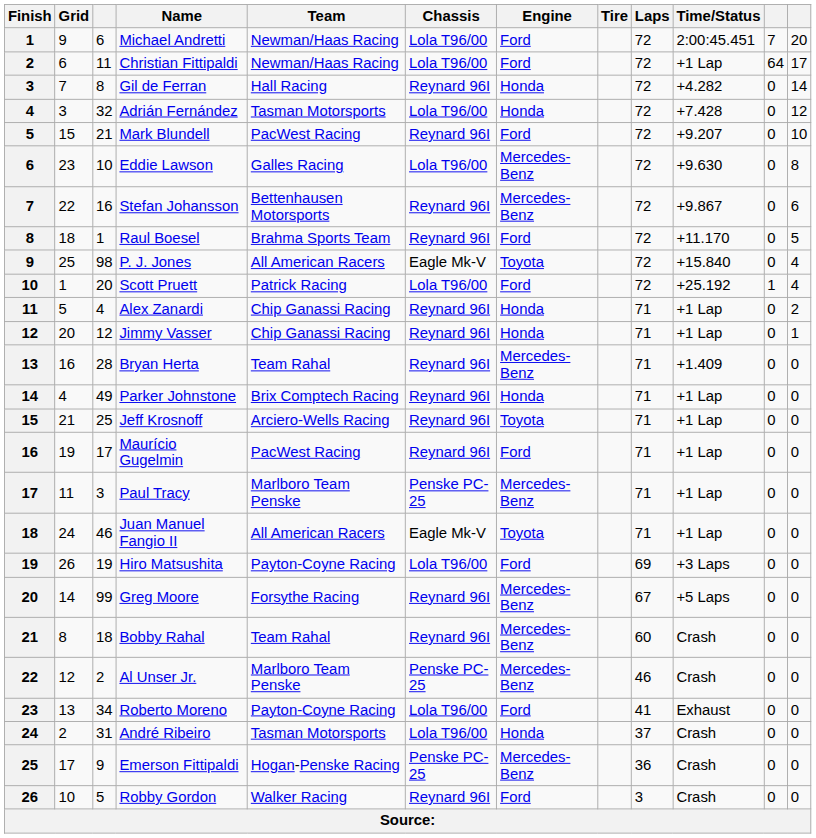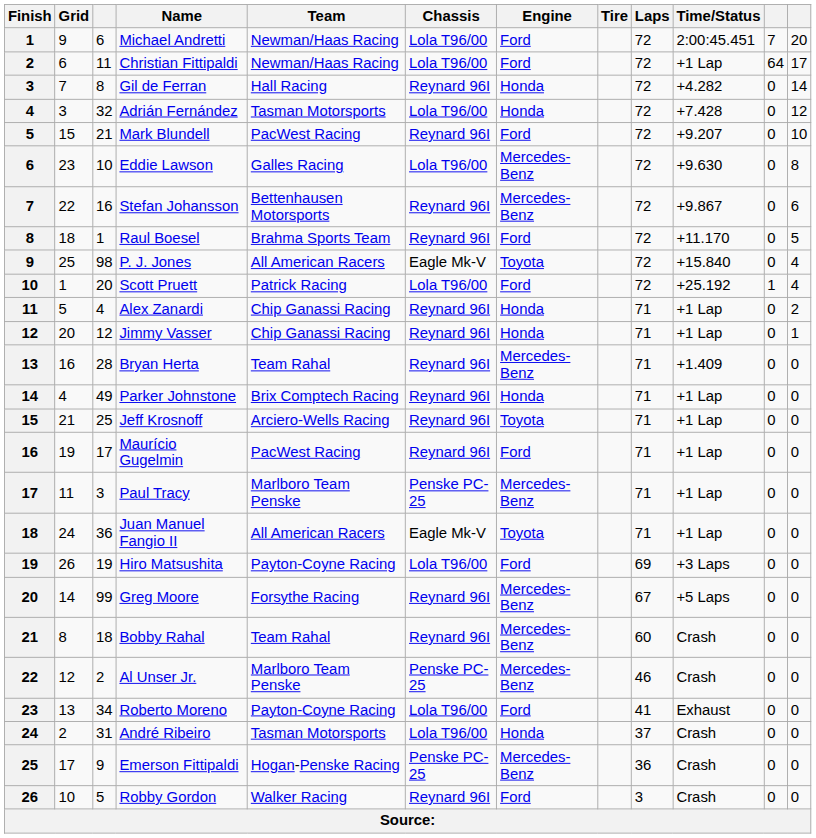(104, 533) 46 -> (104, 533) 36
